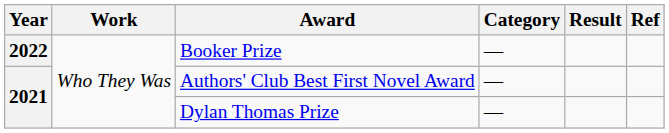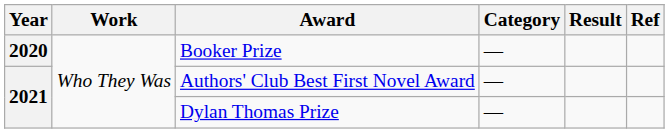(28, 50) 2022 -> (28, 50) 2020
